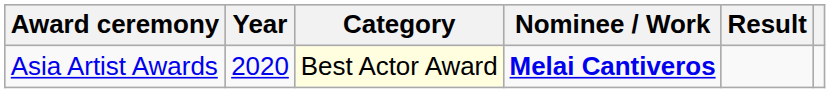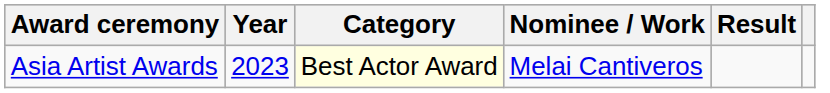(260, 66) 2020 -> (260, 66) 2023
(613, 66) bold -> (606, 66) normal
